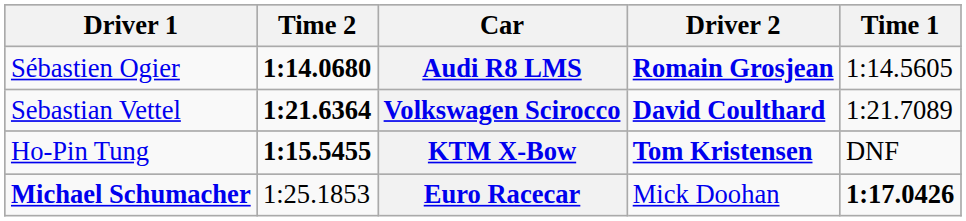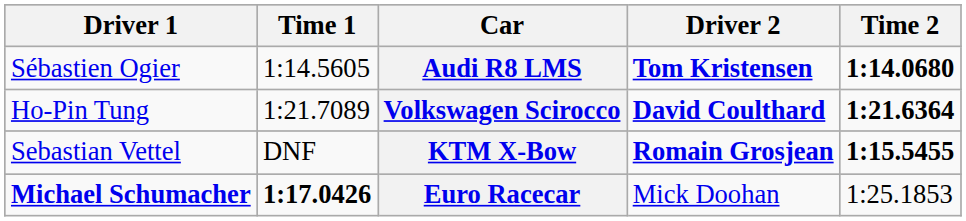columns swapped: (900, 25) <-> (317, 25)
(733, 67) Romain Grosjean -> (723, 67) Tom Kristensen
(96, 109) Sebastian Vettel -> (80, 109) Ho-Pin Tung
(80, 151) Ho-Pin Tung -> (96, 151) Sebastian Vettel
(723, 151) Tom Kristensen -> (733, 151) Romain Grosjean
